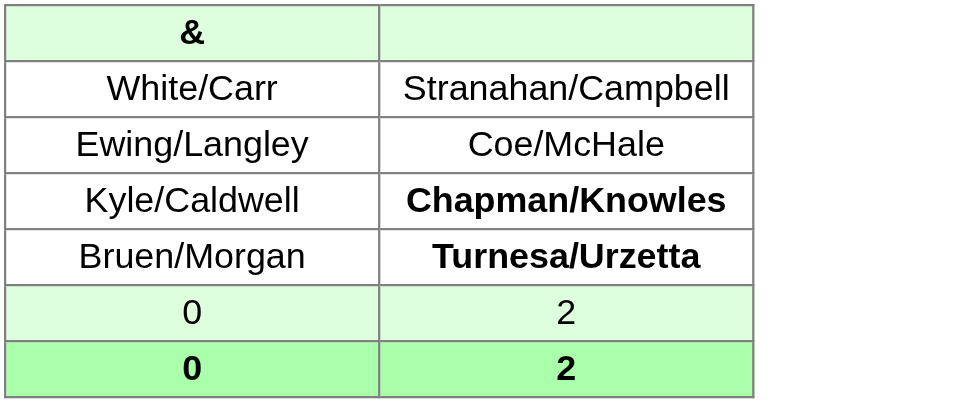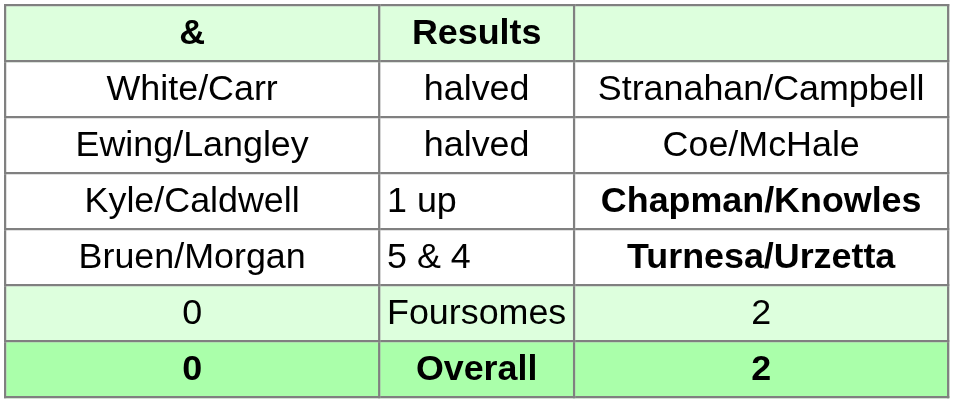+ column: (477, 32)
